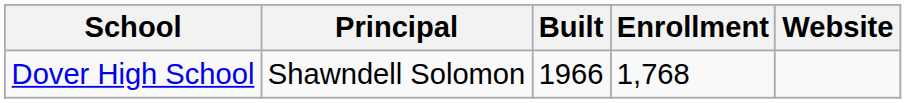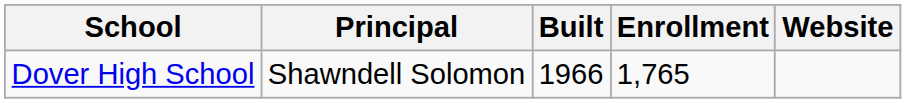(653, 73) 1,768 -> (653, 73) 1,765
